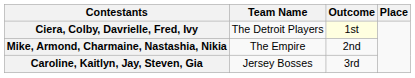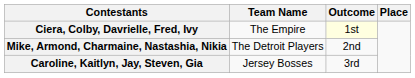(278, 30) The Detroit Players -> (278, 30) The Empire
(278, 47) The Empire -> (278, 47) The Detroit Players
